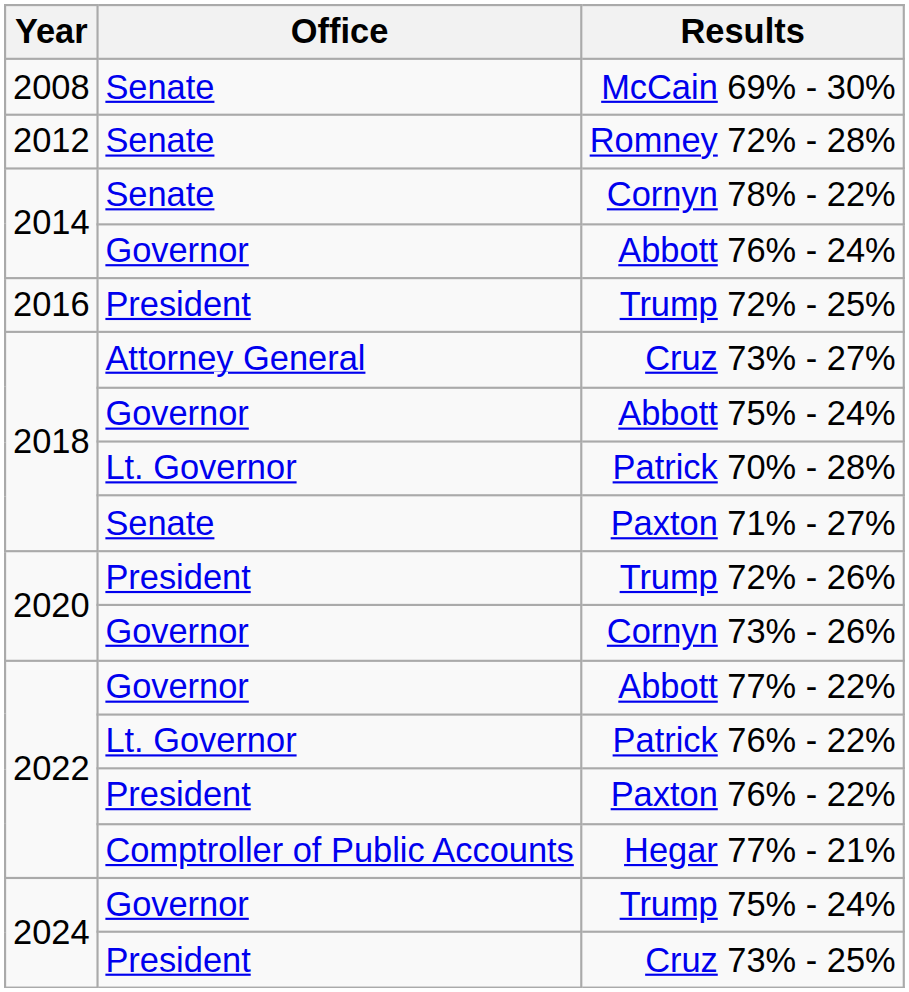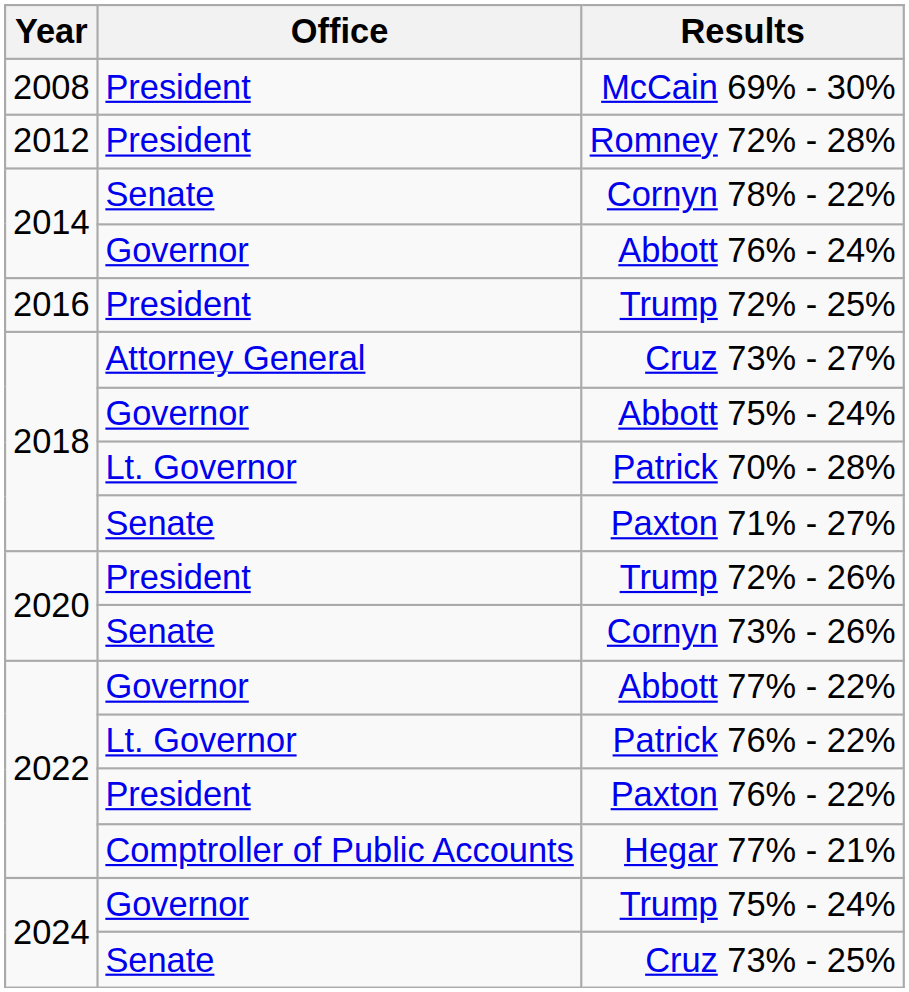(160, 86) Senate -> (178, 86) President
(160, 140) Senate -> (178, 140) President
(177, 631) Governor -> (160, 631) Senate
(178, 959) President -> (160, 959) Senate
